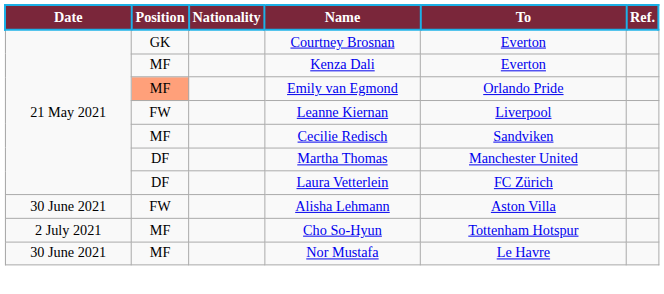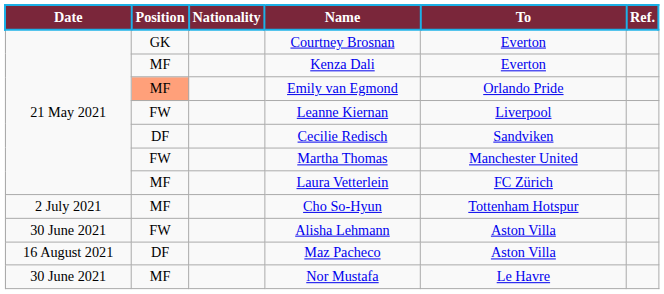(160, 136) MF -> (160, 136) DF
(160, 159) DF -> (160, 159) FW
(160, 183) DF -> (160, 183) MF
rows swapped: (342, 206) <-> (342, 230)
+ row: (342, 253)
